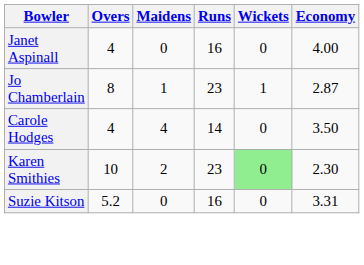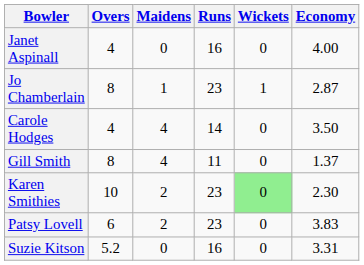+ row: (39, 160)
+ row: (45, 224)
